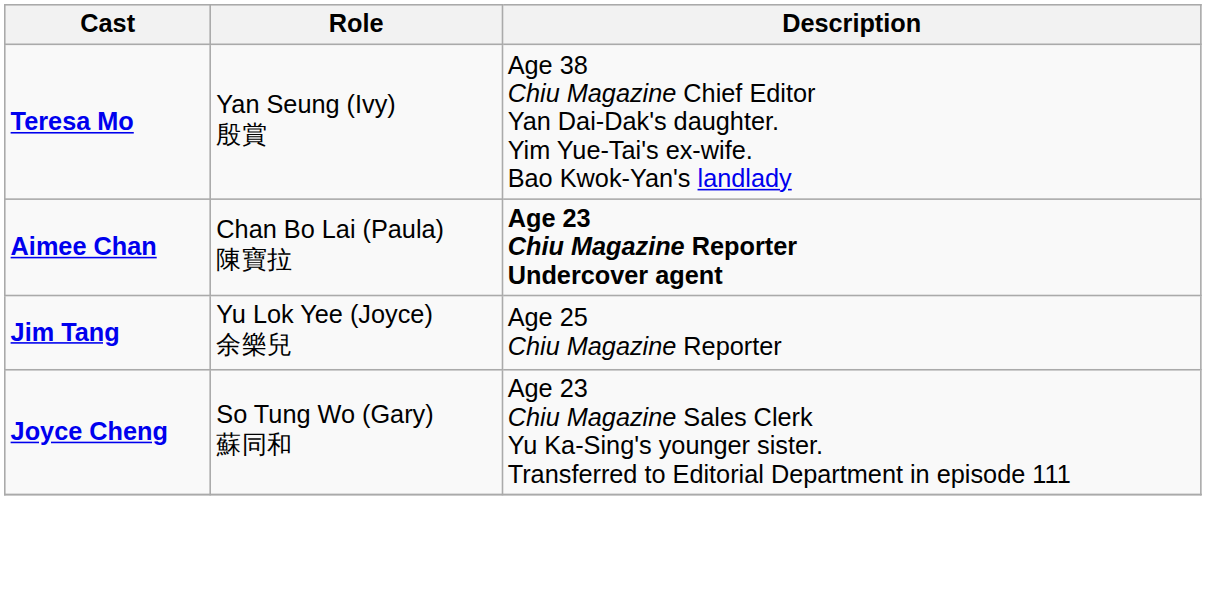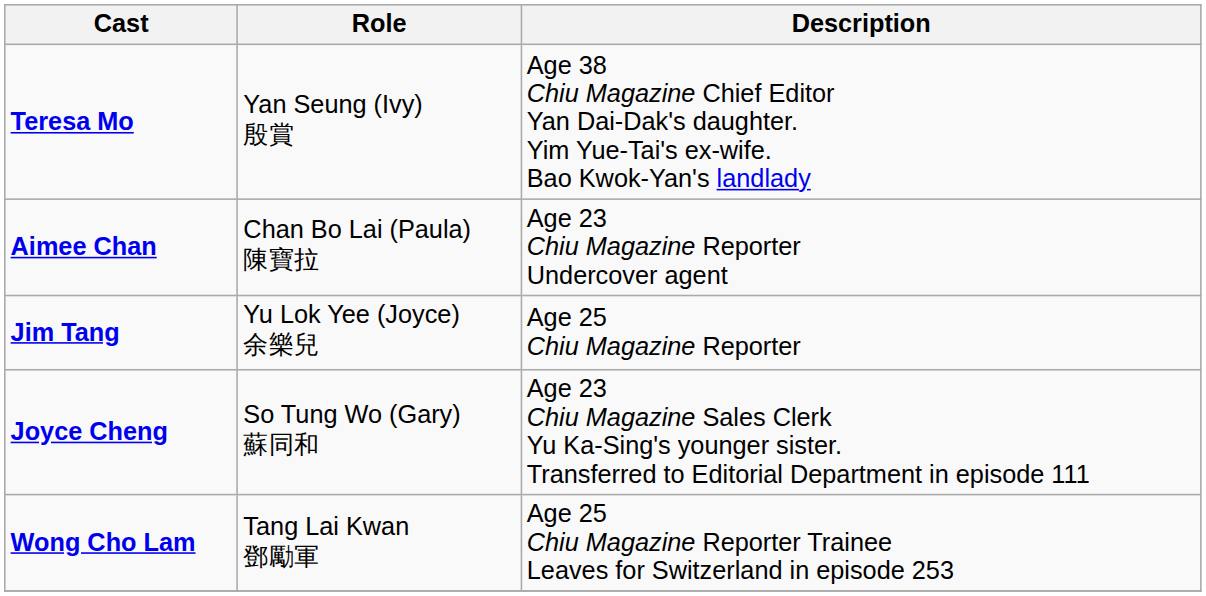(652, 246) bold -> (664, 246) normal
+ row: (103, 542)
